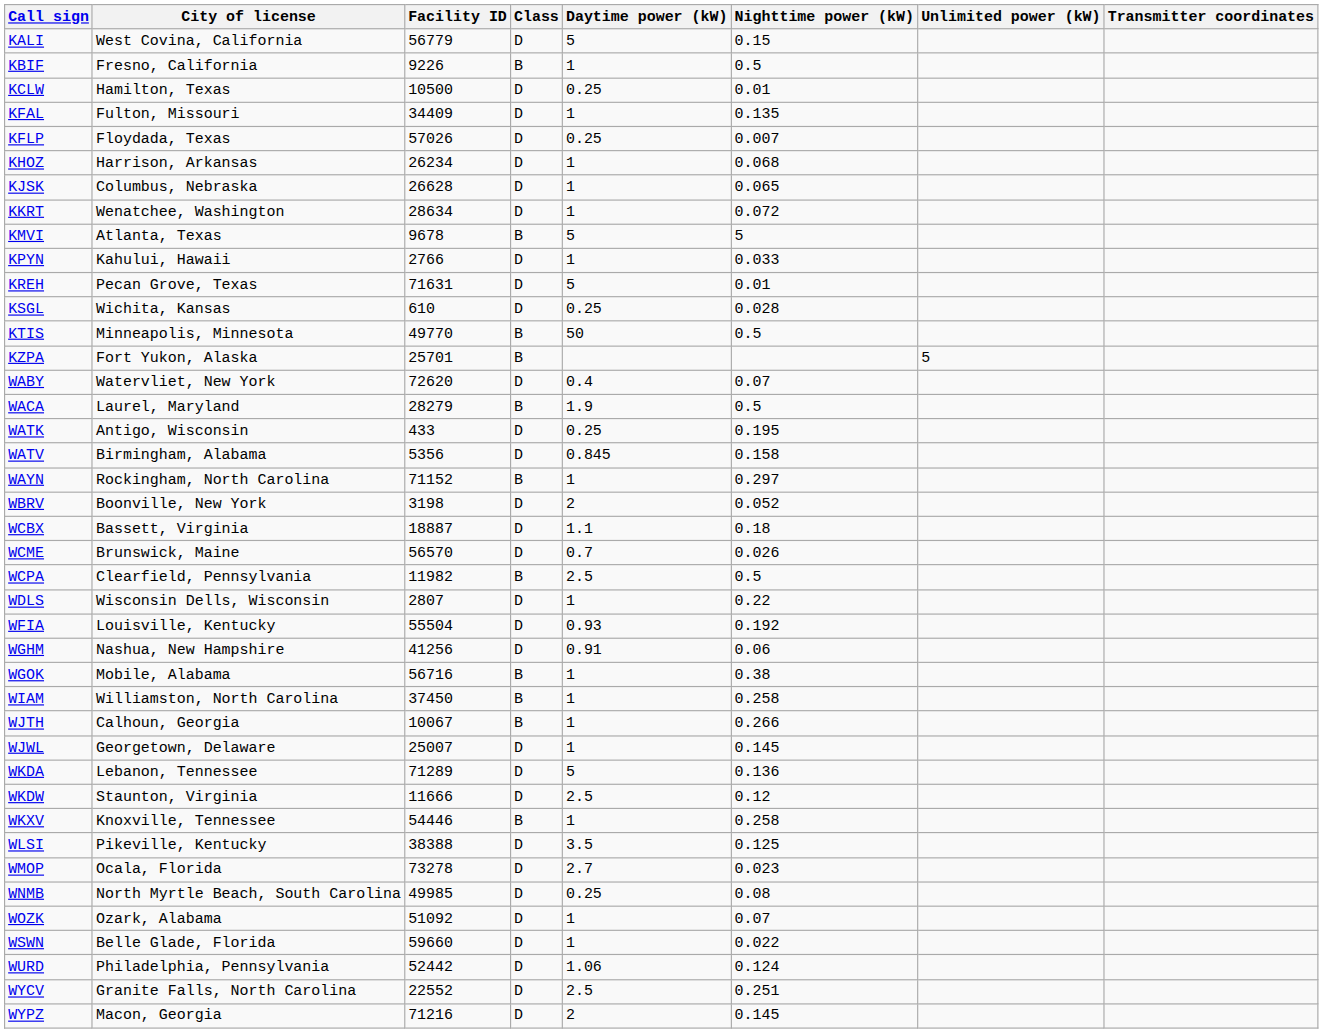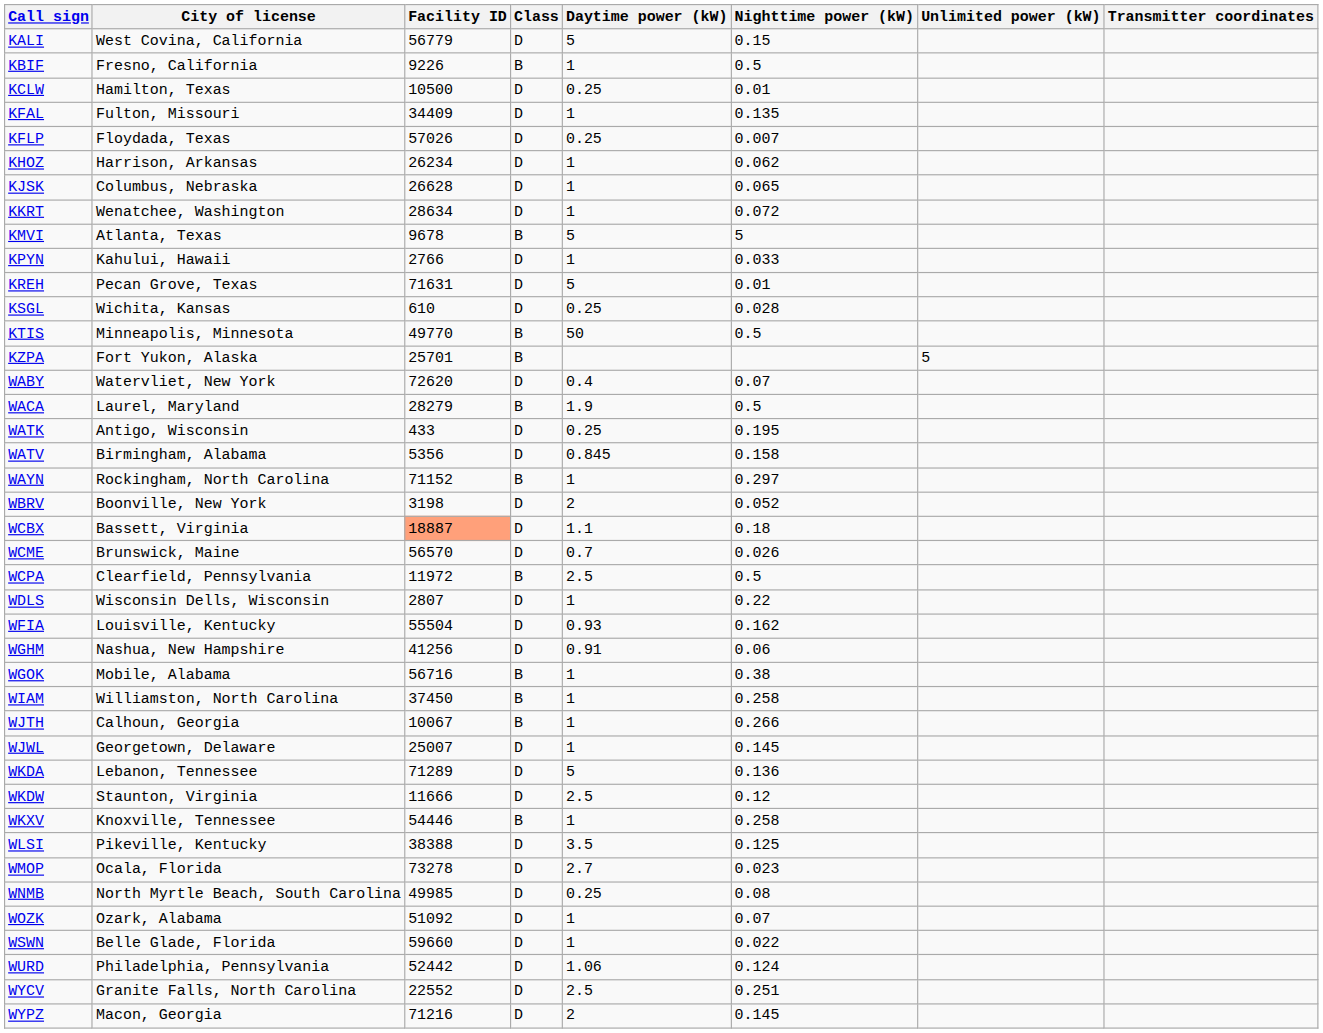(757, 163) 0.068 -> (757, 163) 0.062
(431, 528) no background -> (431, 528) lightsalmon background
(431, 577) 11982 -> (431, 577) 11972
(757, 626) 0.192 -> (757, 626) 0.162
